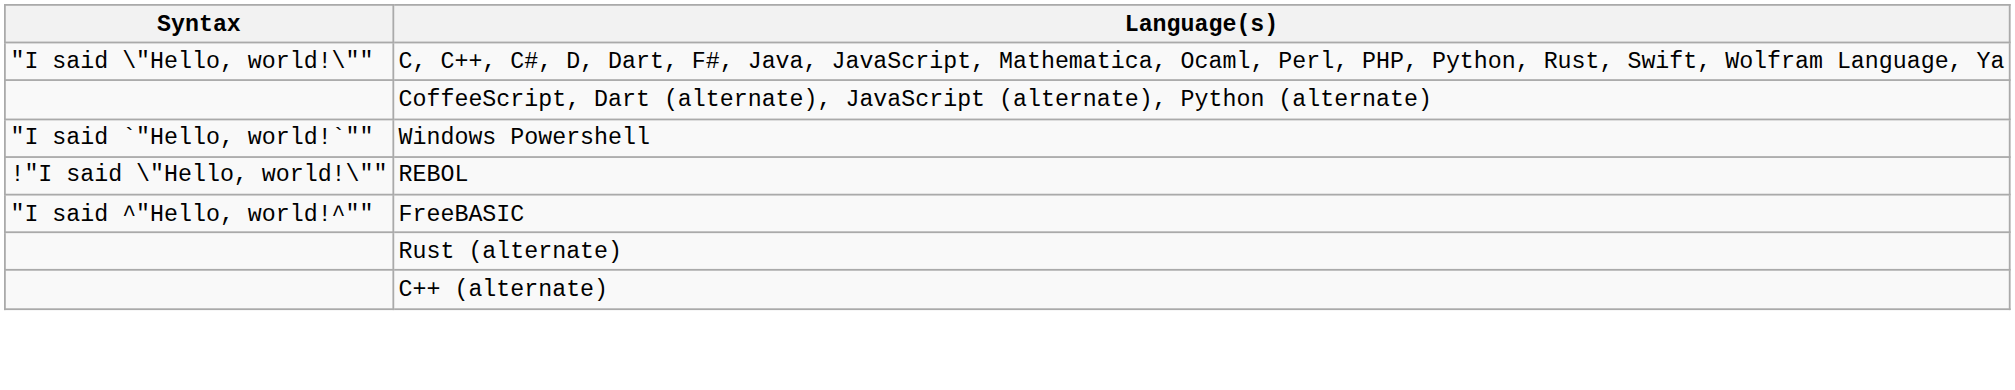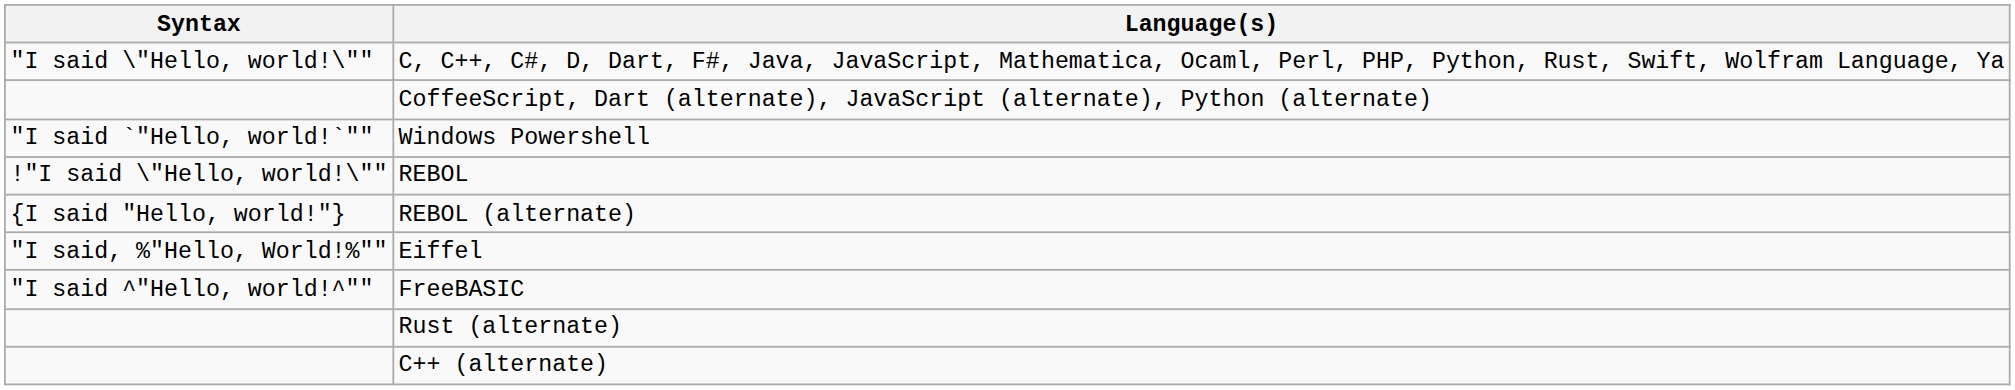+ row: (517, 213)
+ row: (440, 251)
